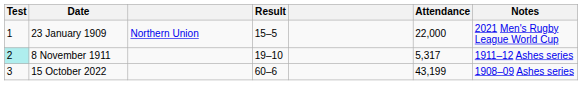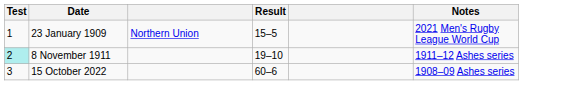- column: (443, 12)
